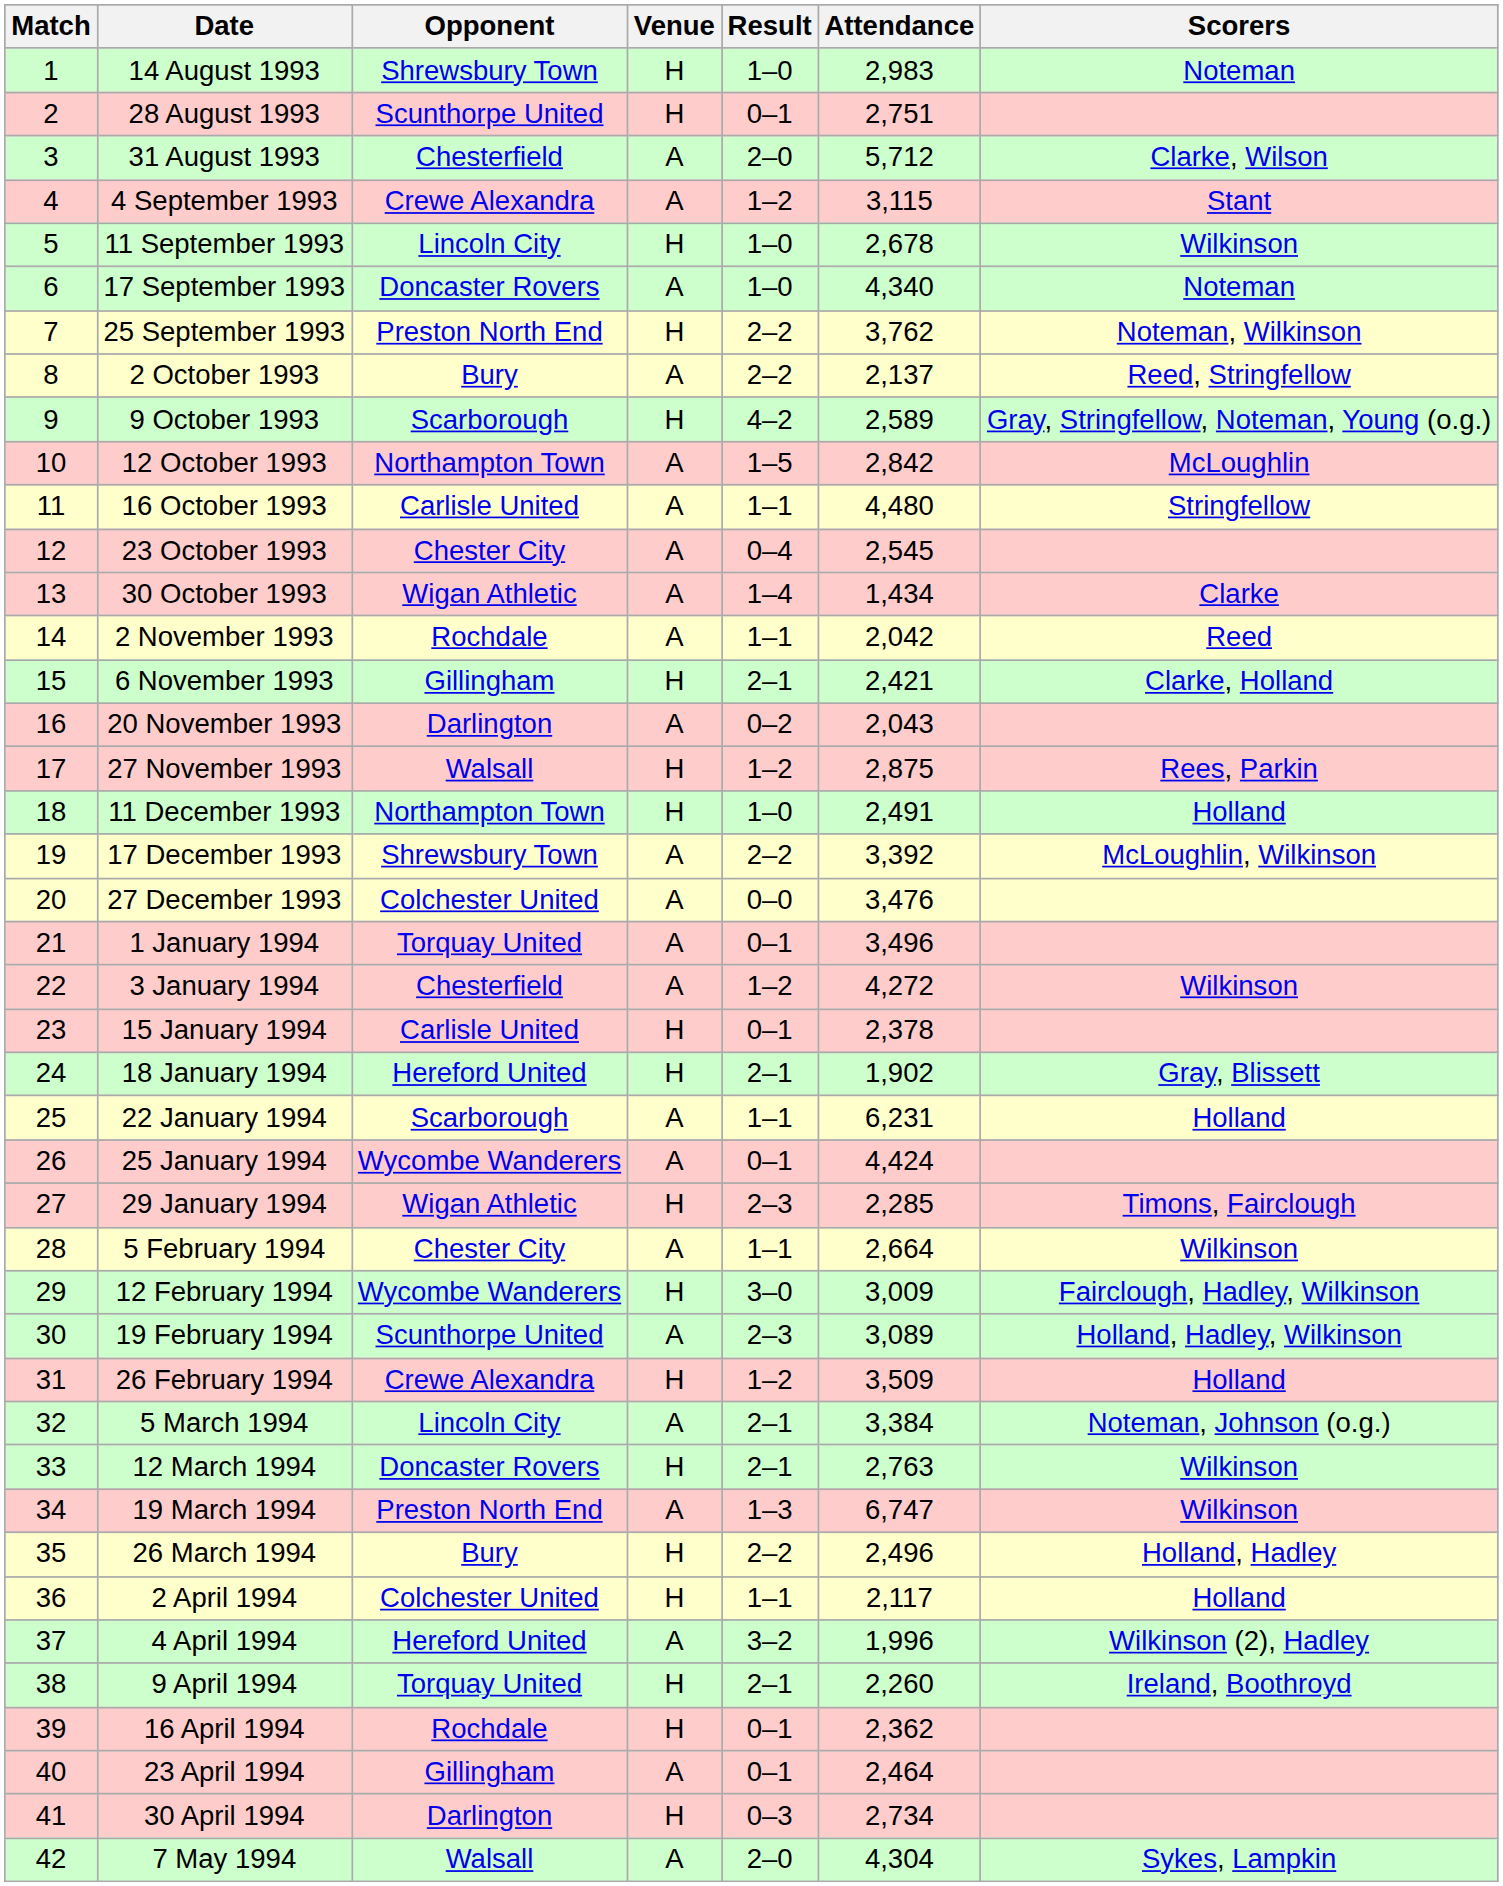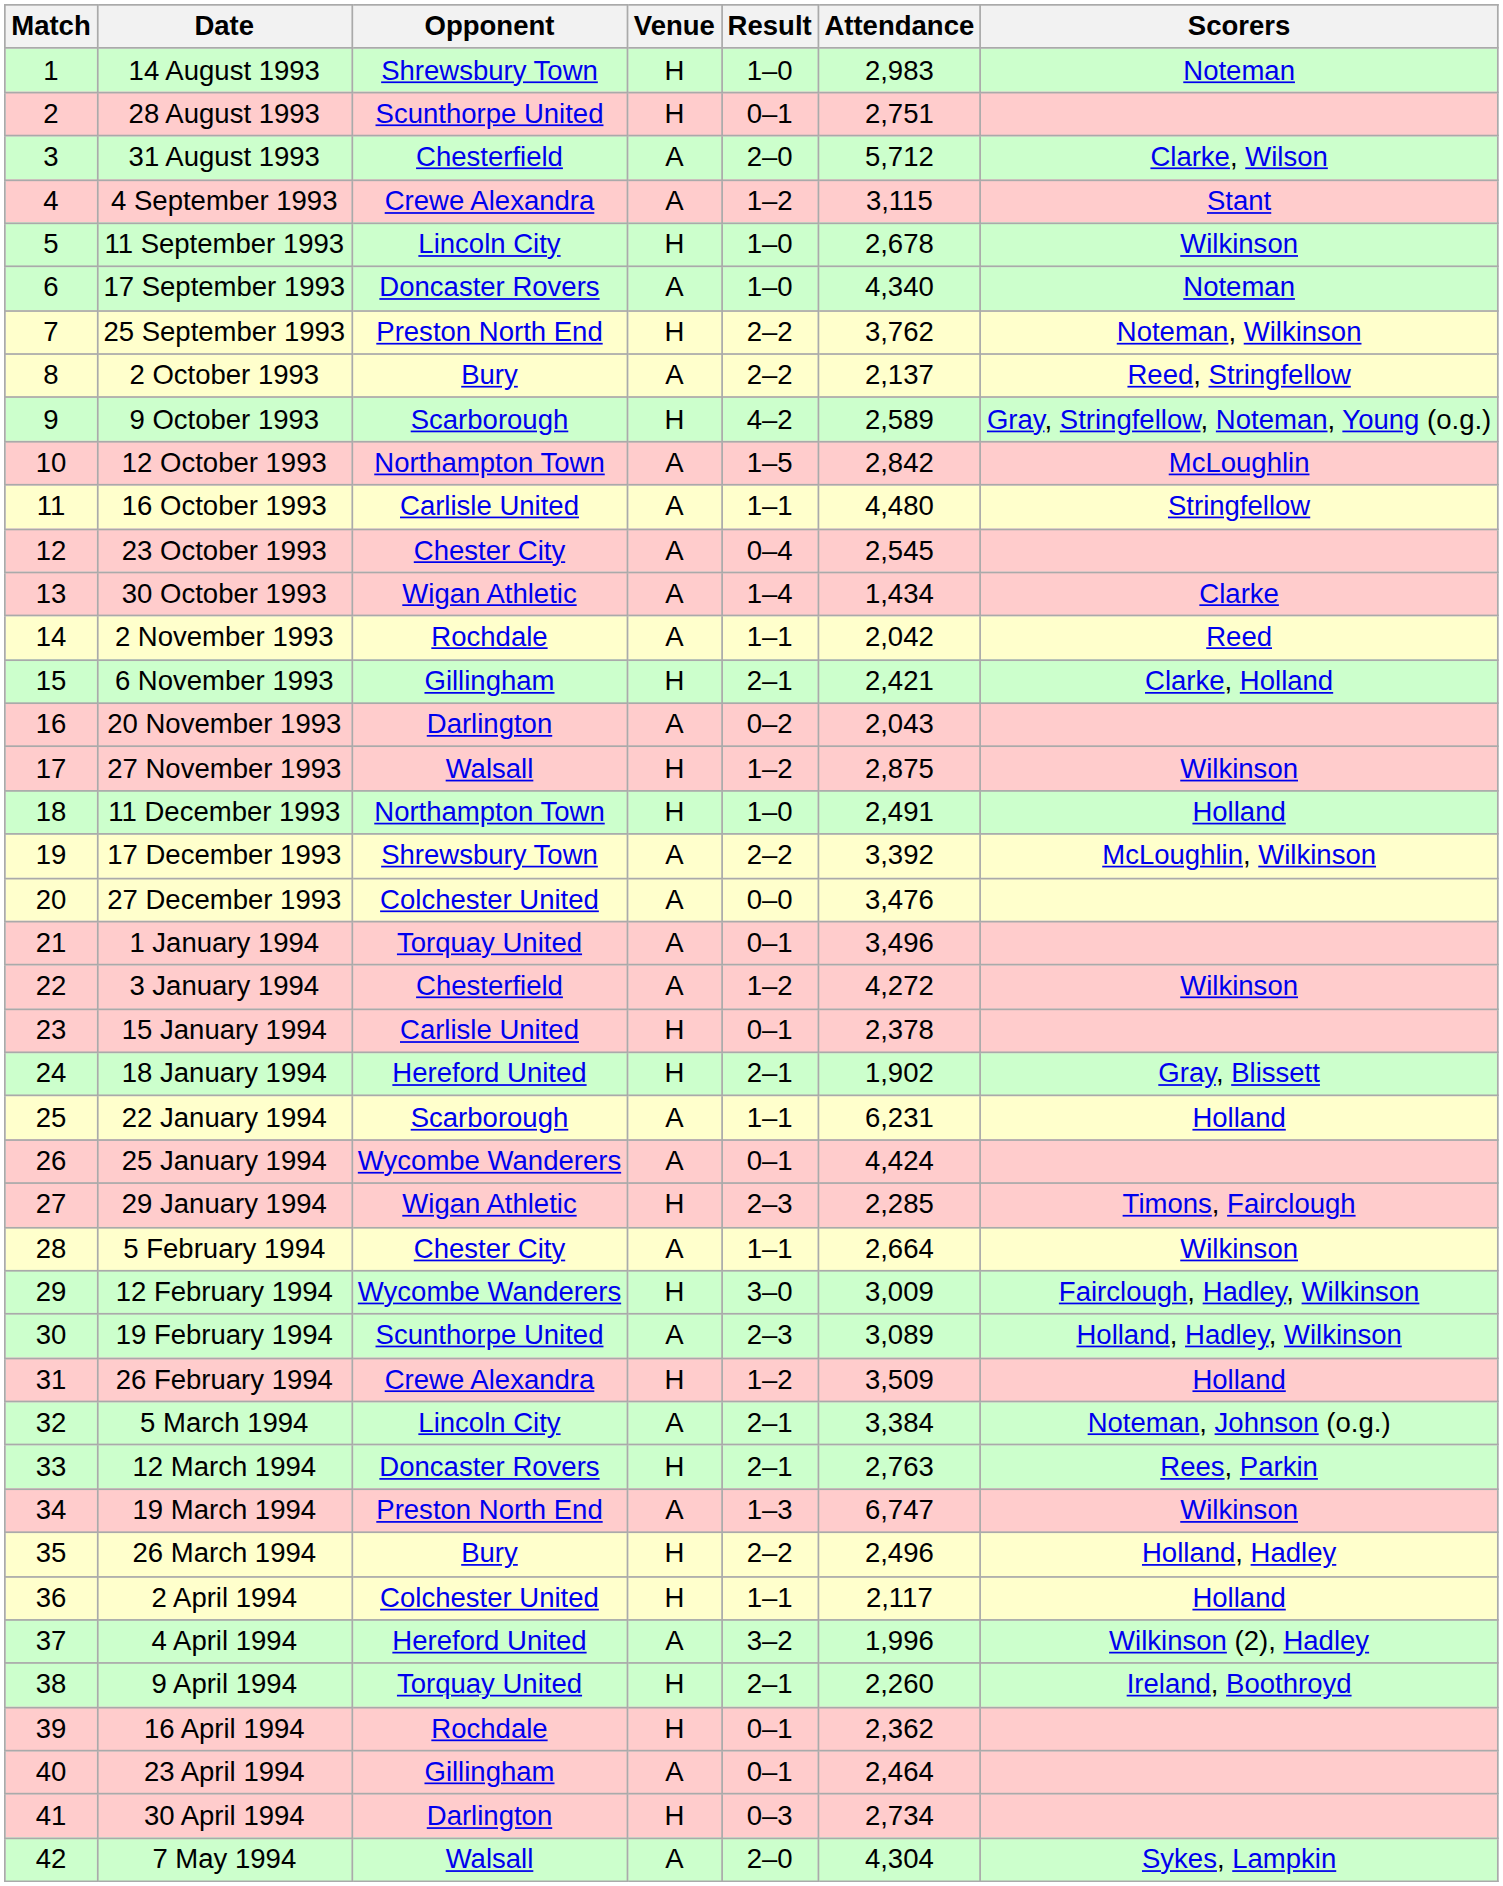(1239, 768) Rees, Parkin -> (1239, 768) Wilkinson
(1239, 1466) Wilkinson -> (1239, 1466) Rees, Parkin
